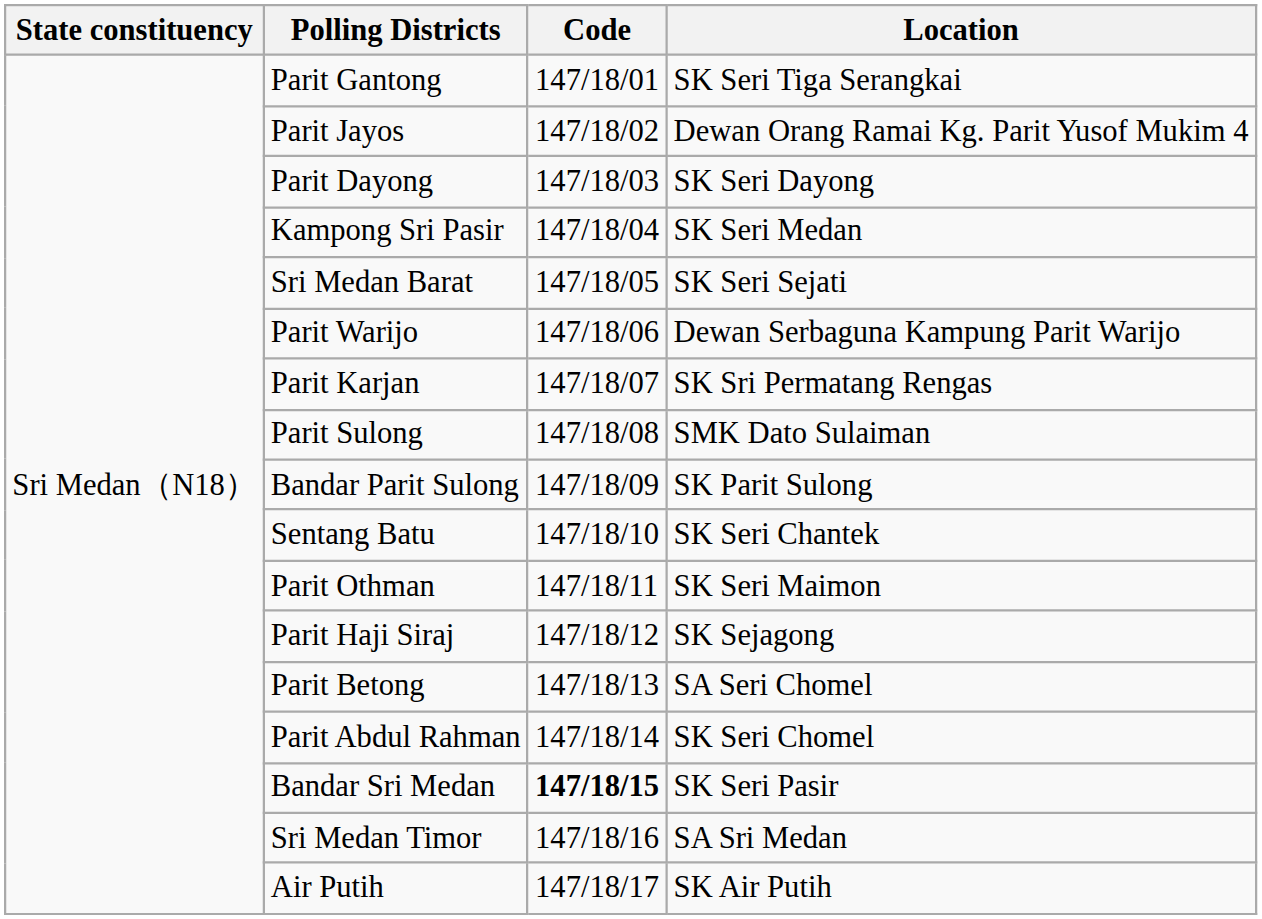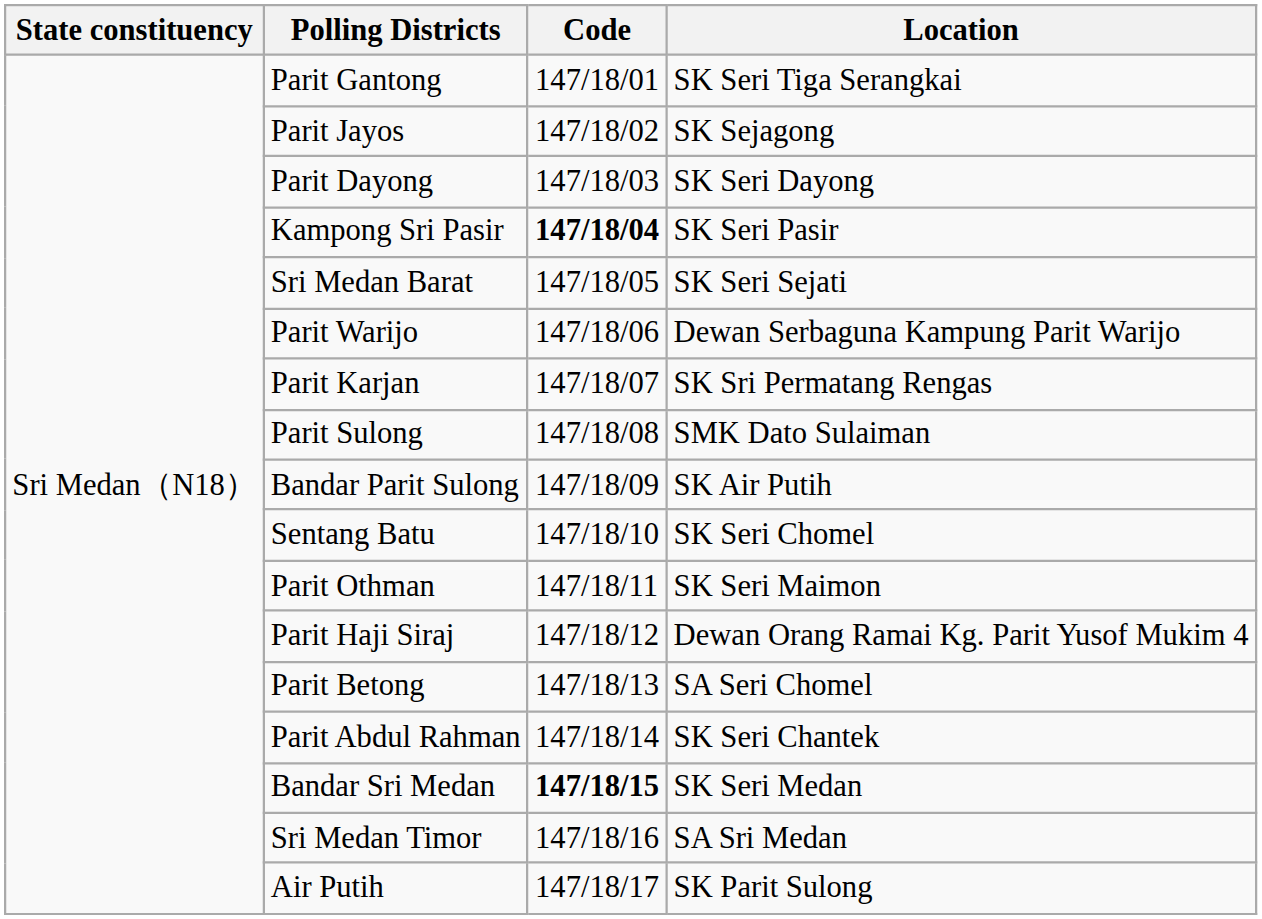(961, 130) Dewan Orang Ramai Kg. Parit Yusof Mukim 4 -> (754, 130) SK Sejagong
(597, 231) normal -> (597, 231) bold
(768, 231) SK Seri Medan -> (756, 231) SK Seri Pasir
(773, 483) SK Parit Sulong -> (753, 483) SK Air Putih
(776, 534) SK Seri Chantek -> (774, 534) SK Seri Chomel
(754, 635) SK Sejagong -> (961, 635) Dewan Orang Ramai Kg. Parit Yusof Mukim 4
(774, 736) SK Seri Chomel -> (776, 736) SK Seri Chantek
(756, 786) SK Seri Pasir -> (768, 786) SK Seri Medan
(753, 887) SK Air Putih -> (773, 887) SK Parit Sulong
